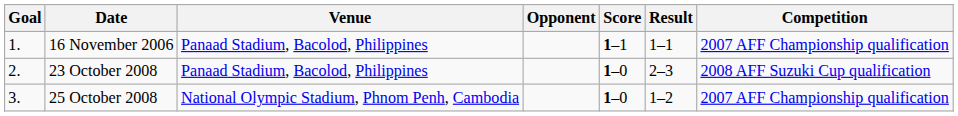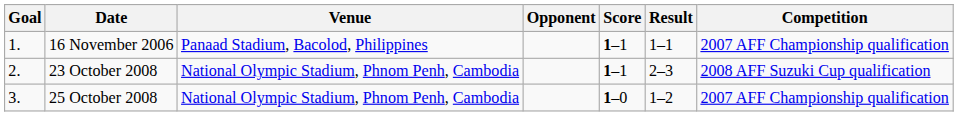(304, 71) Panaad Stadium, Bacolod, Philippines -> (350, 71) National Olympic Stadium, Phnom Penh, Cambodia
(615, 71) 1–0 -> (615, 71) 1–1
